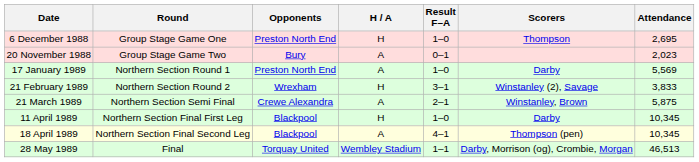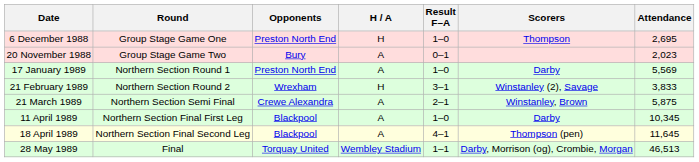(381, 117) H -> (381, 117) A
(664, 133) 10,345 -> (664, 133) 11,645
